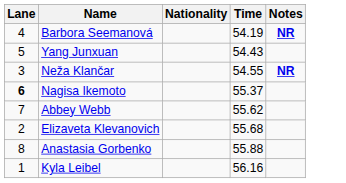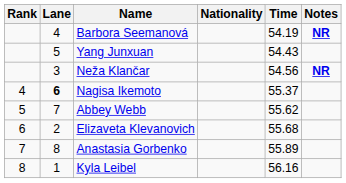+ column: (22, 14)
(248, 71) 54.55 -> (283, 71) 54.56
(248, 149) 55.88 -> (283, 149) 55.89
